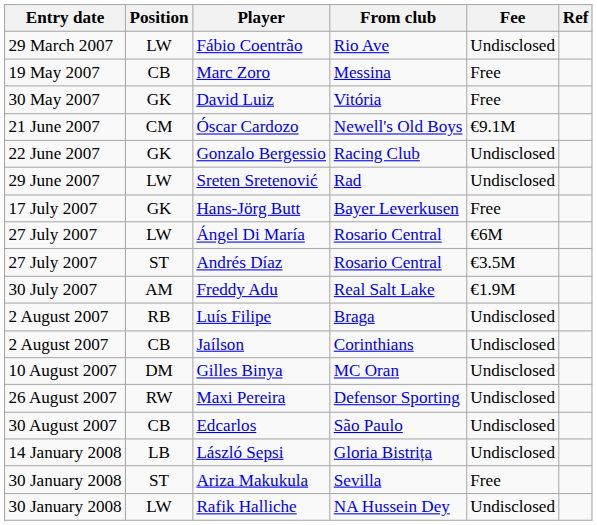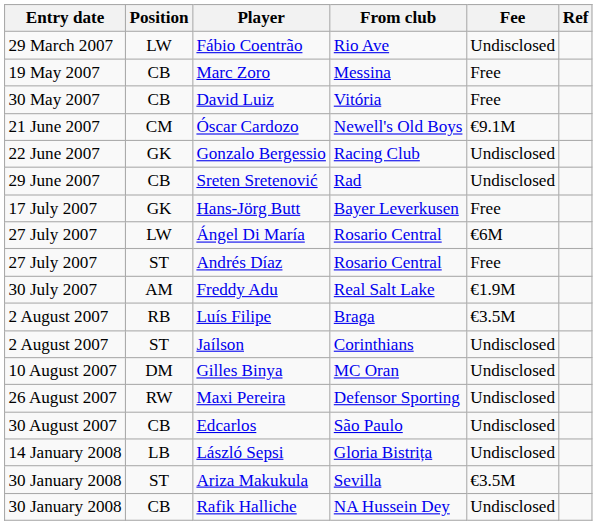(159, 99) GK -> (159, 99) CB
(159, 180) LW -> (159, 180) CB
(493, 262) €3.5M -> (486, 262) Free
(513, 316) Undisclosed -> (493, 316) €3.5M
(159, 343) CB -> (159, 343) ST
(486, 479) Free -> (493, 479) €3.5M
(159, 506) LW -> (159, 506) CB
